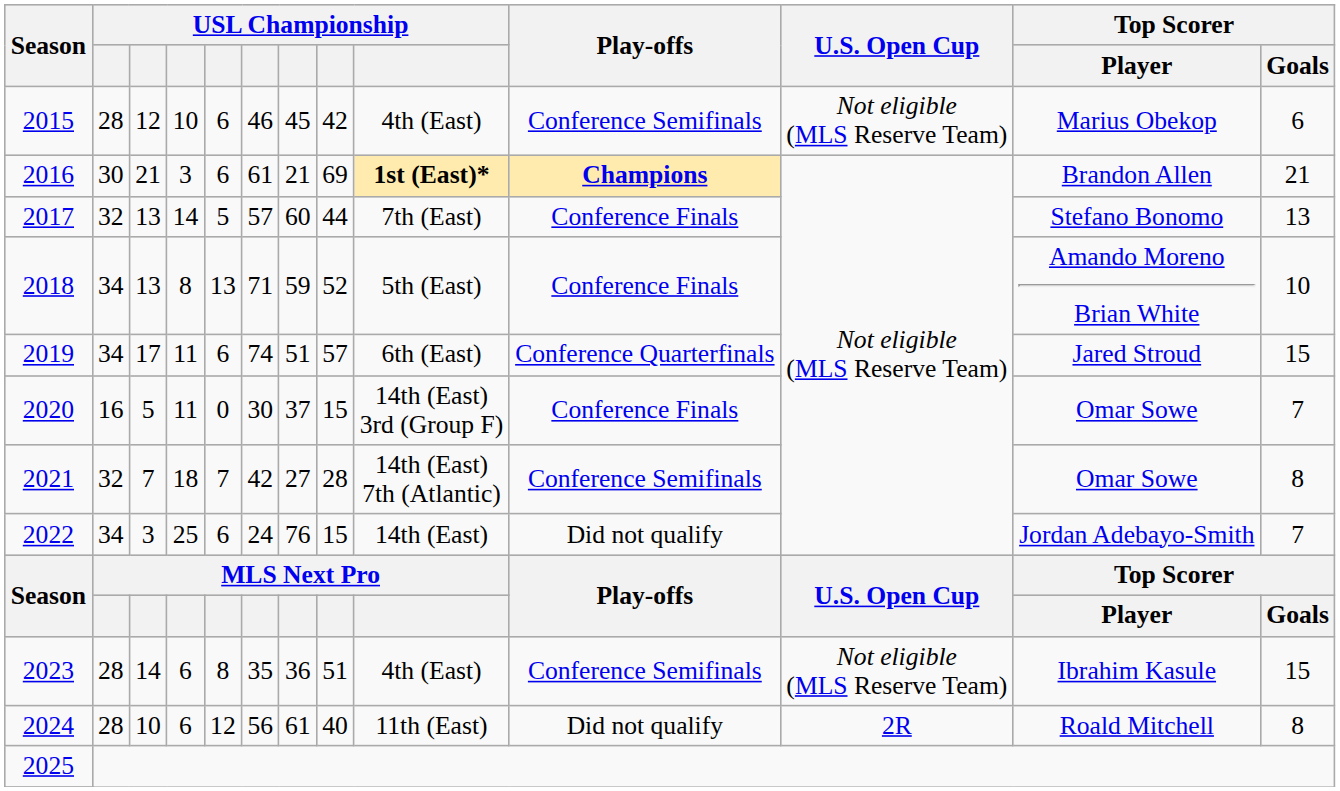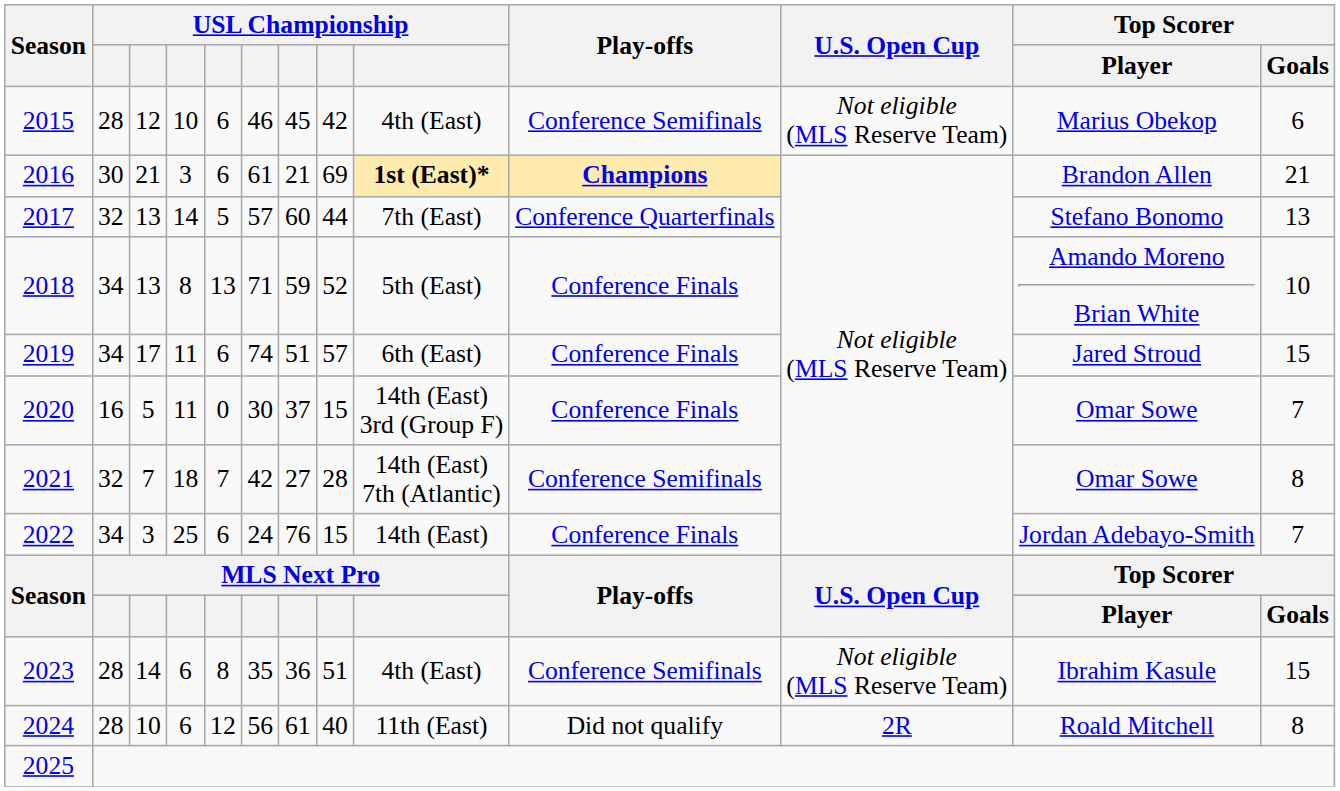(645, 216) Conference Finals -> (645, 216) Conference Quarterfinals
(645, 354) Conference Quarterfinals -> (645, 354) Conference Finals
(645, 534) Did not qualify -> (645, 534) Conference Finals
